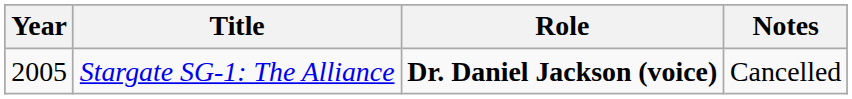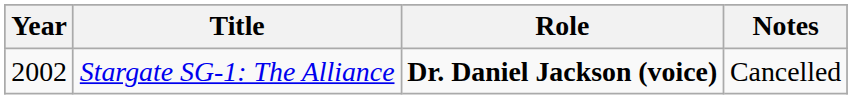(39, 70) 2005 -> (39, 70) 2002
